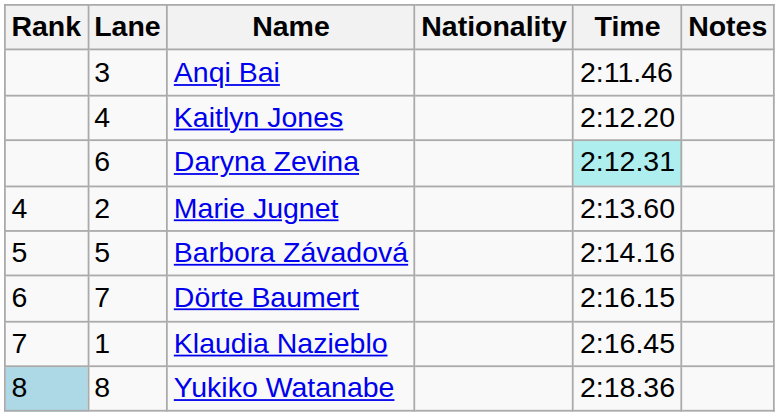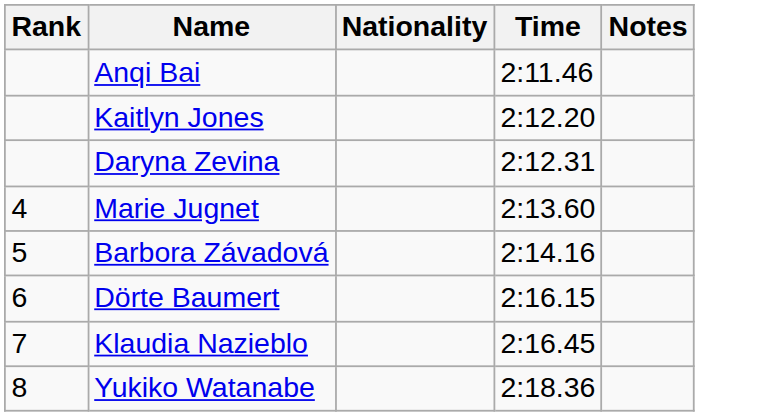- column: (127, 27)
(628, 162) paleturquoise background -> (548, 162) no background
(19, 388) lightblue background -> (19, 388) no background
